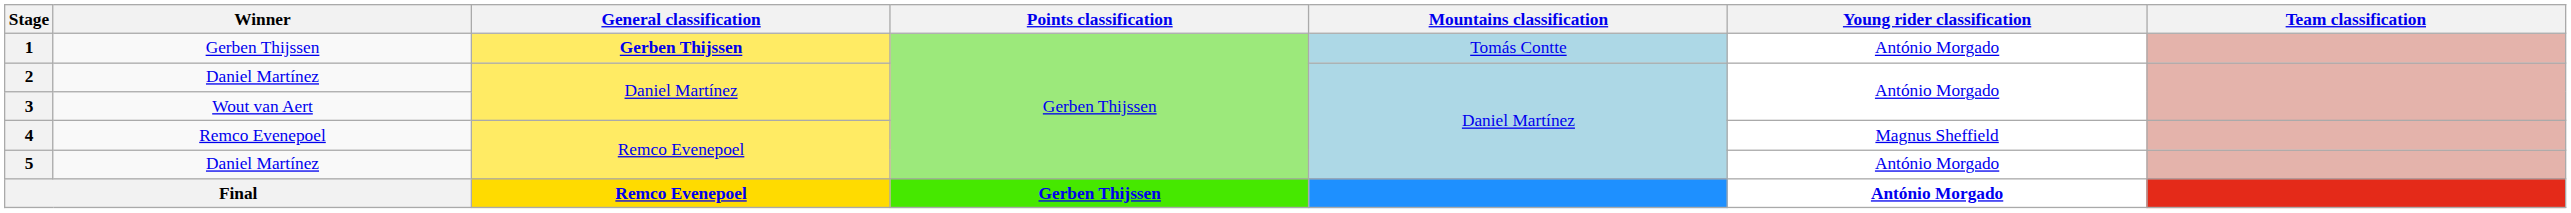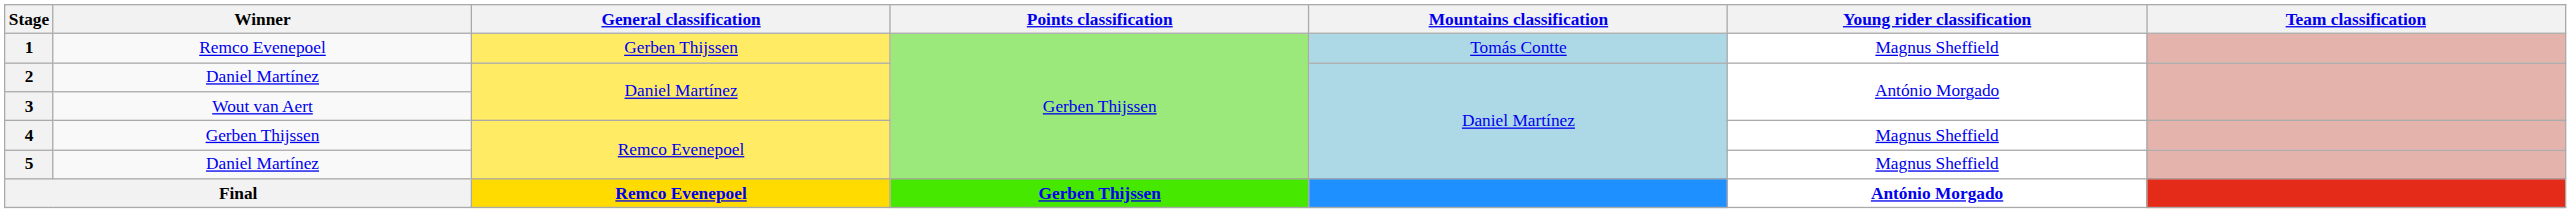(263, 48) Gerben Thijssen -> (262, 48) Remco Evenepoel
(681, 48) bold -> (681, 48) normal
(1937, 48) António Morgado -> (1937, 48) Magnus Sheffield
(262, 135) Remco Evenepoel -> (263, 135) Gerben Thijssen
(1937, 164) António Morgado -> (1937, 164) Magnus Sheffield
